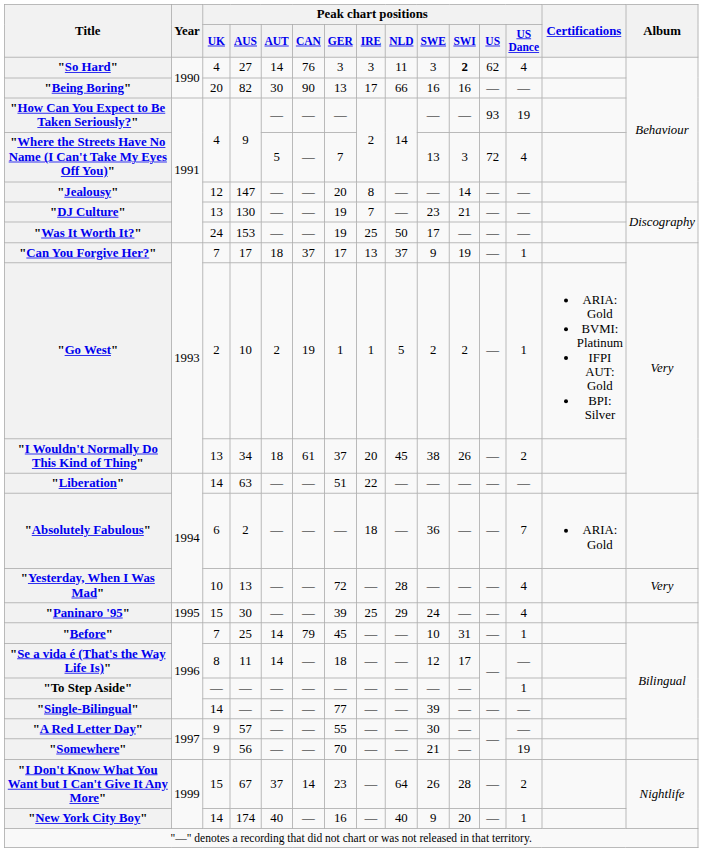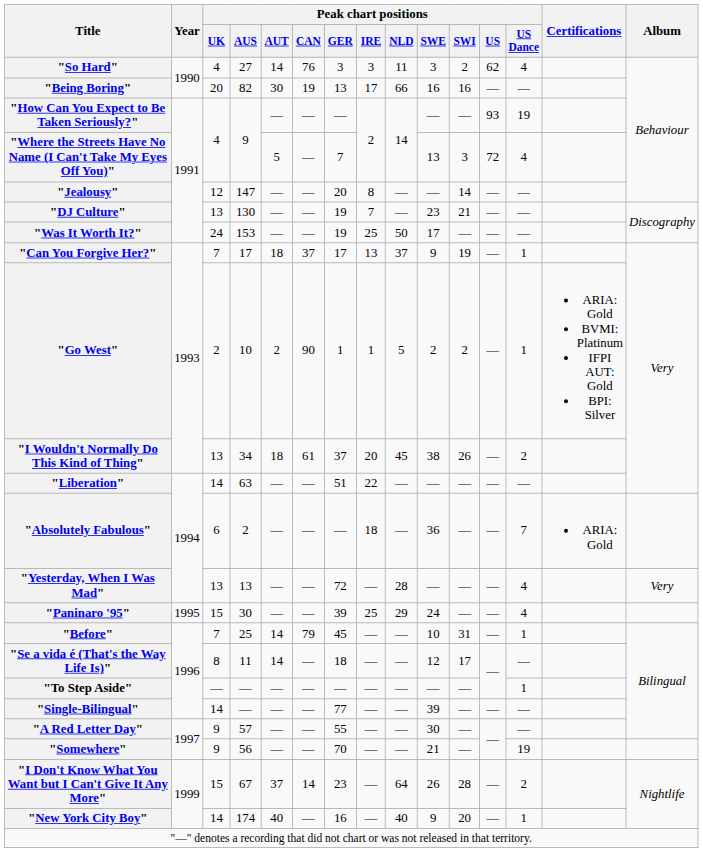(465, 67) bold -> (465, 67) normal
(308, 87) 90 -> (308, 87) 19
(308, 350) 19 -> (308, 350) 90
(216, 585) 10 -> (216, 585) 13
